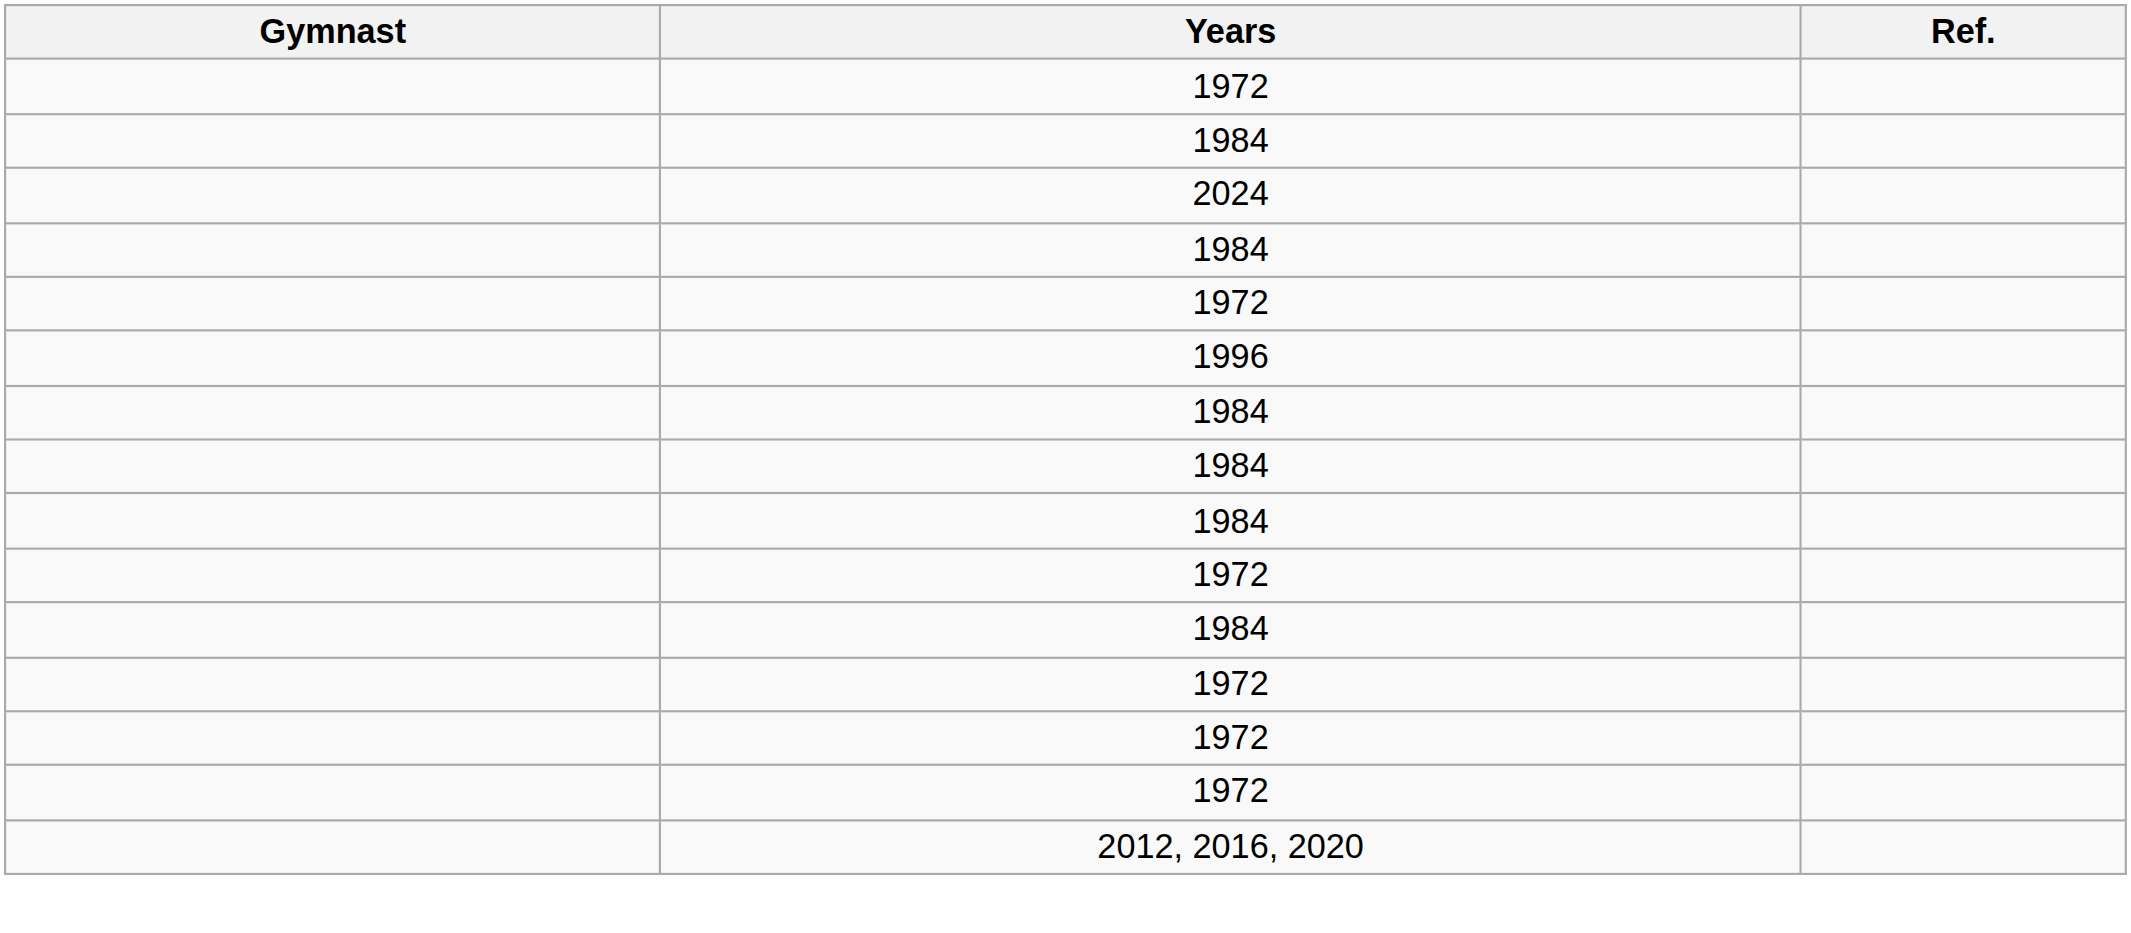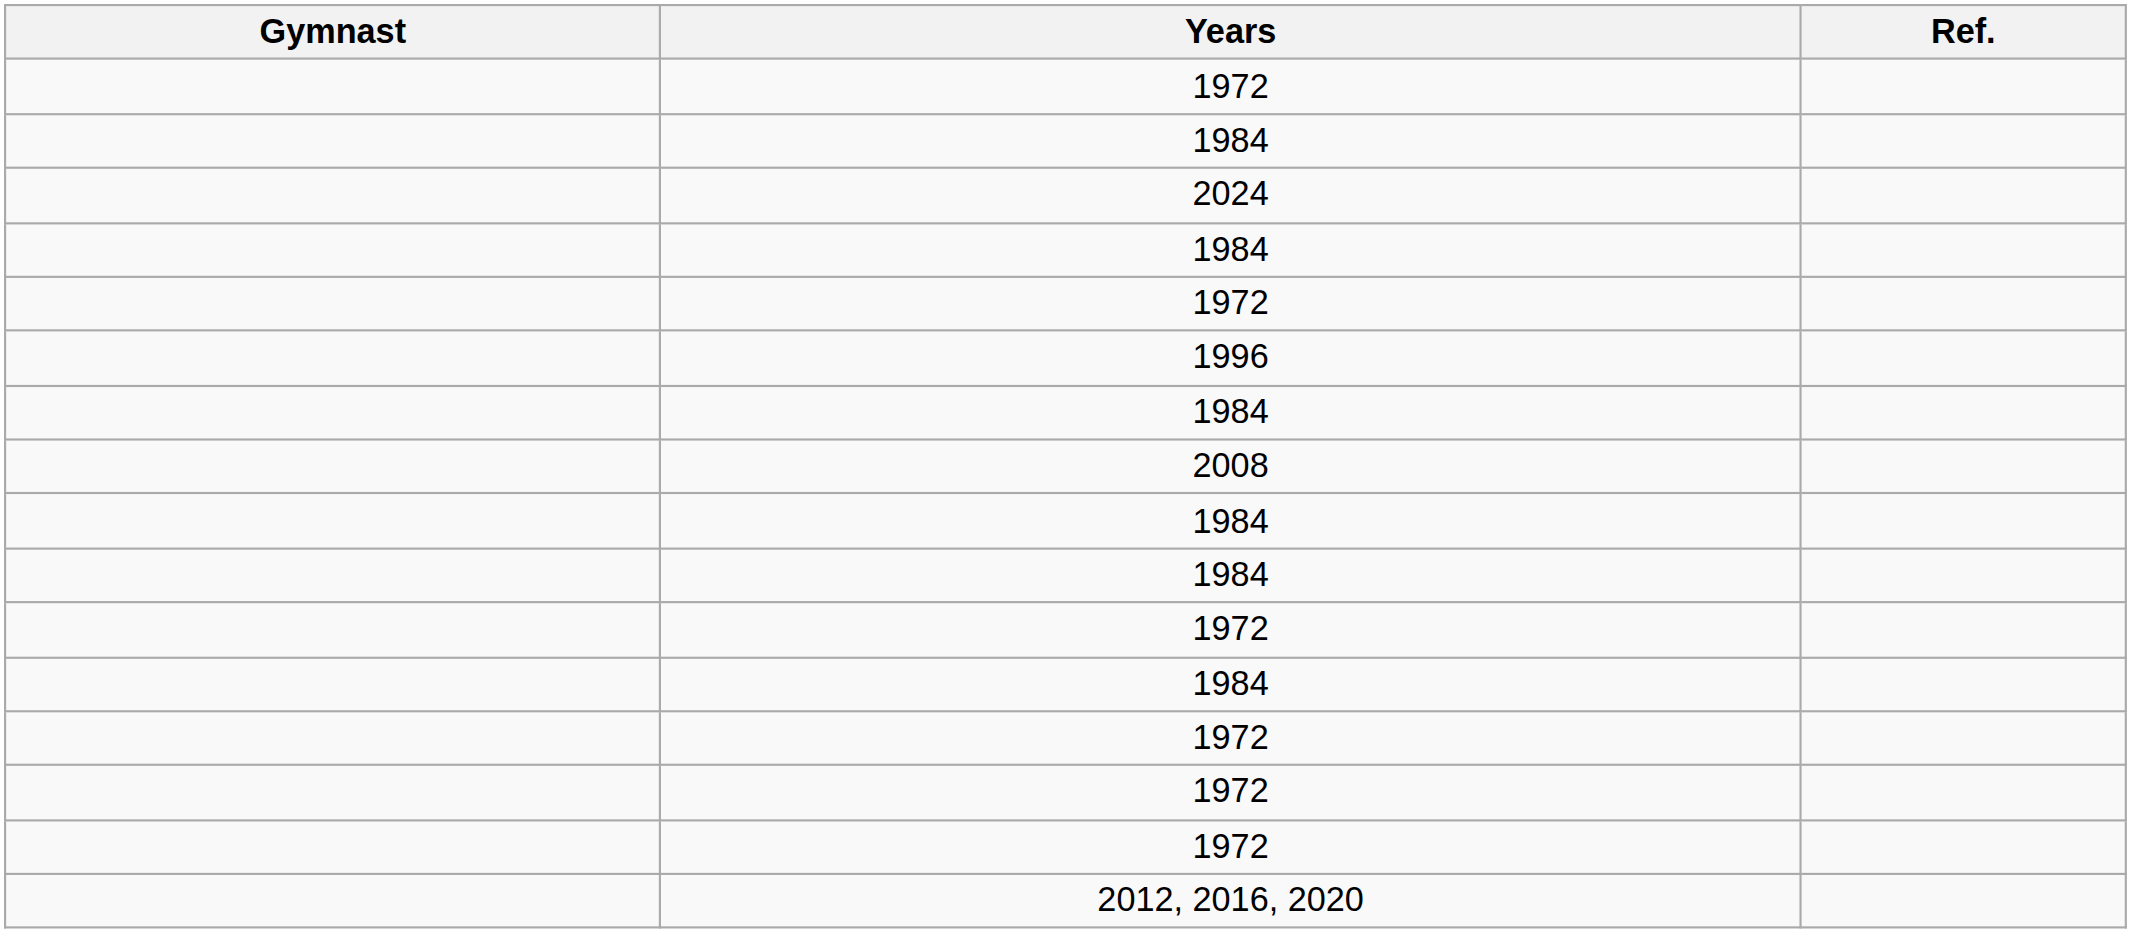+ row: (333, 467)
